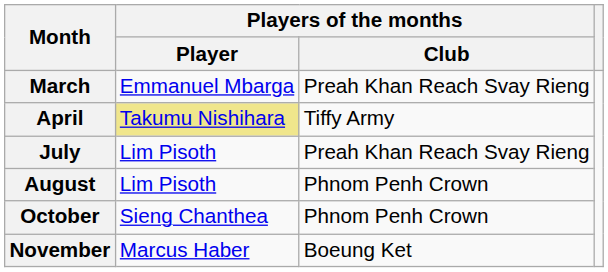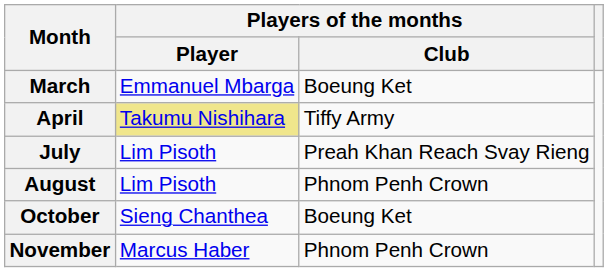(447, 86) Preah Khan Reach Svay Rieng -> (358, 86) Boeung Ket
(396, 217) Phnom Penh Crown -> (358, 217) Boeung Ket
(358, 250) Boeung Ket -> (396, 250) Phnom Penh Crown
